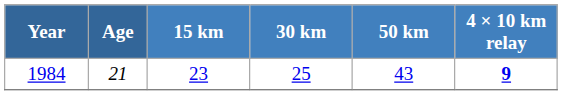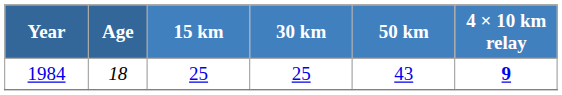(118, 74) 21 -> (118, 74) 18
(199, 74) 23 -> (199, 74) 25
